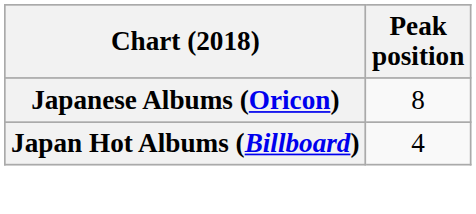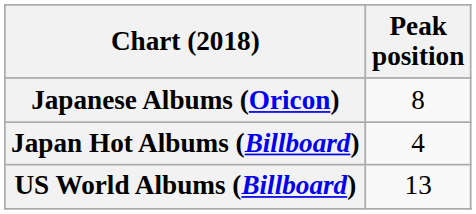+ row: (185, 186)
